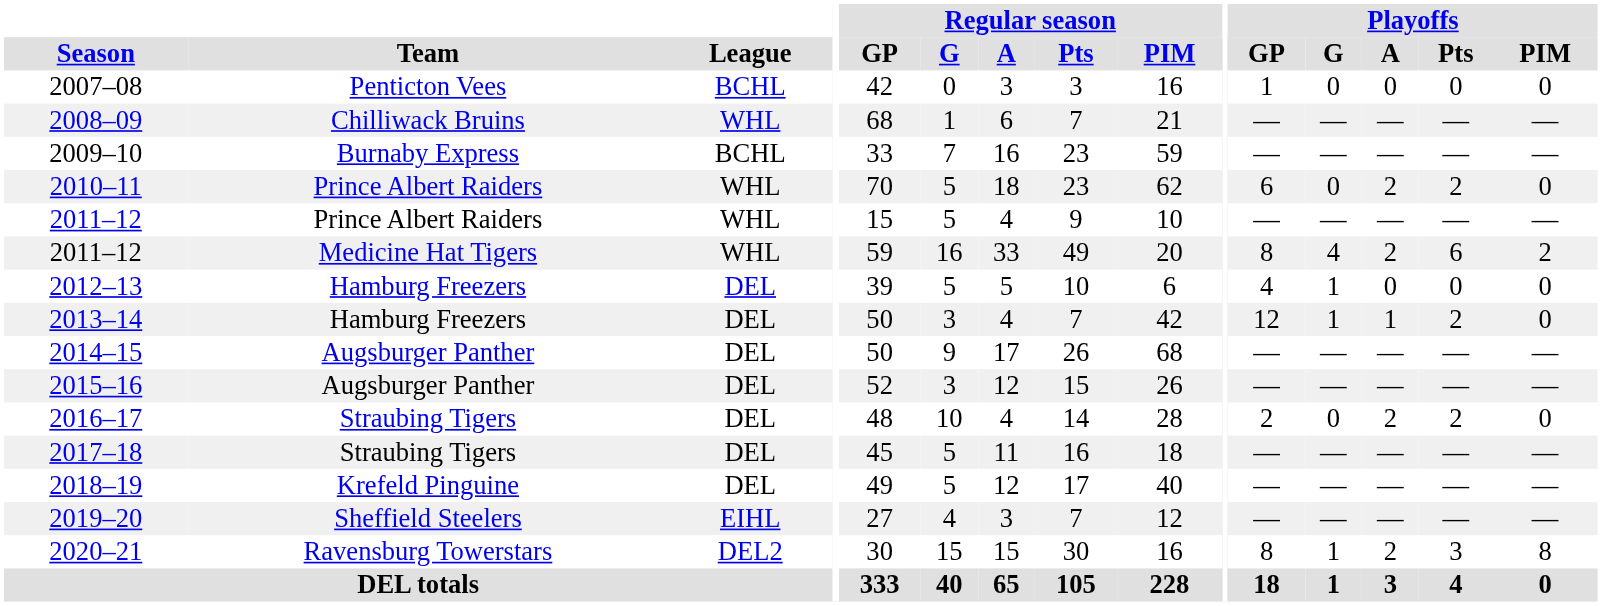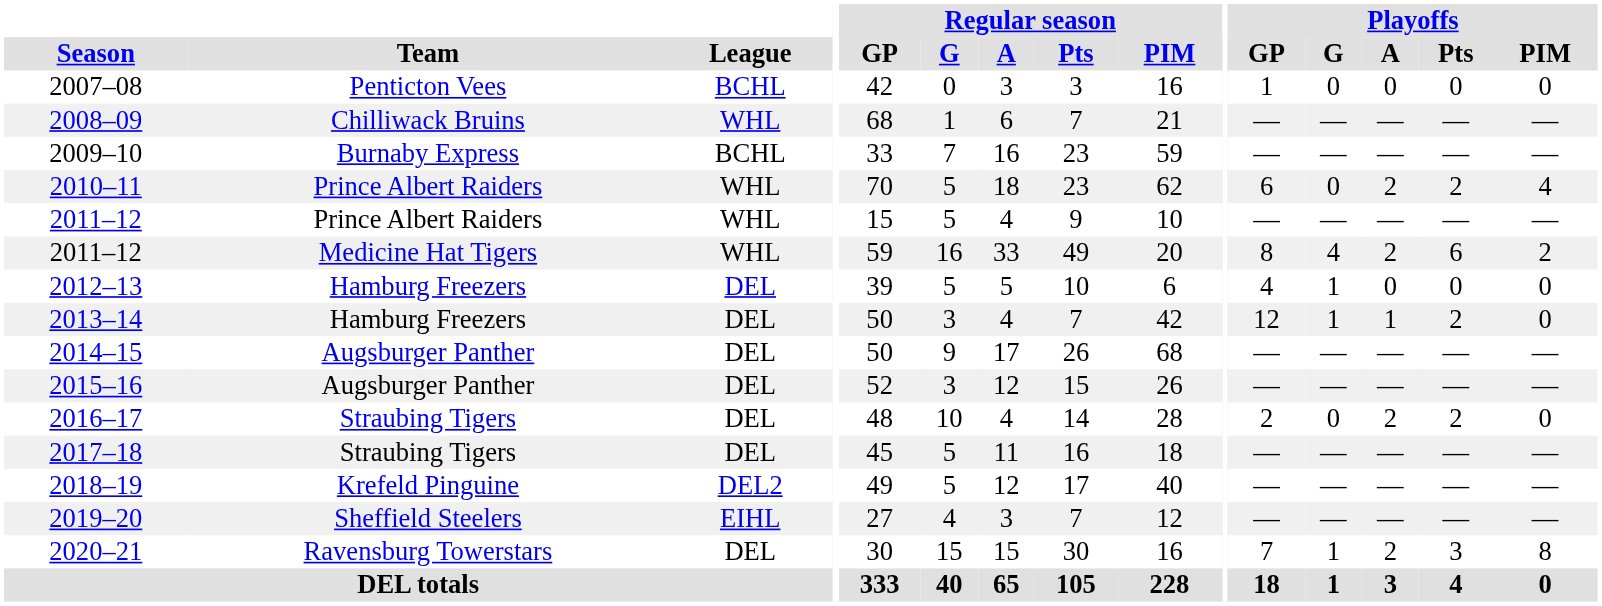(1545, 186) 0 -> (1545, 186) 4
(750, 485) DEL -> (750, 485) DEL2
(750, 551) DEL2 -> (750, 551) DEL
(1267, 551) 8 -> (1267, 551) 7
